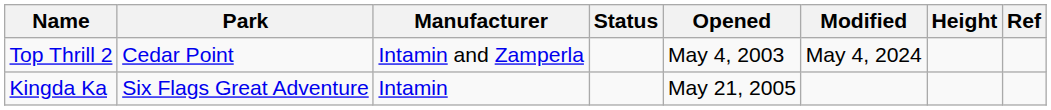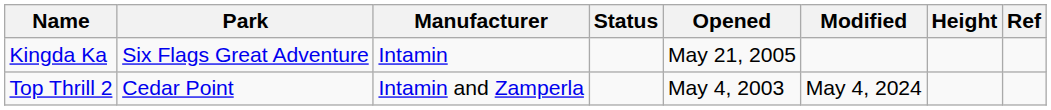rows swapped: (61, 54) <-> (58, 88)
